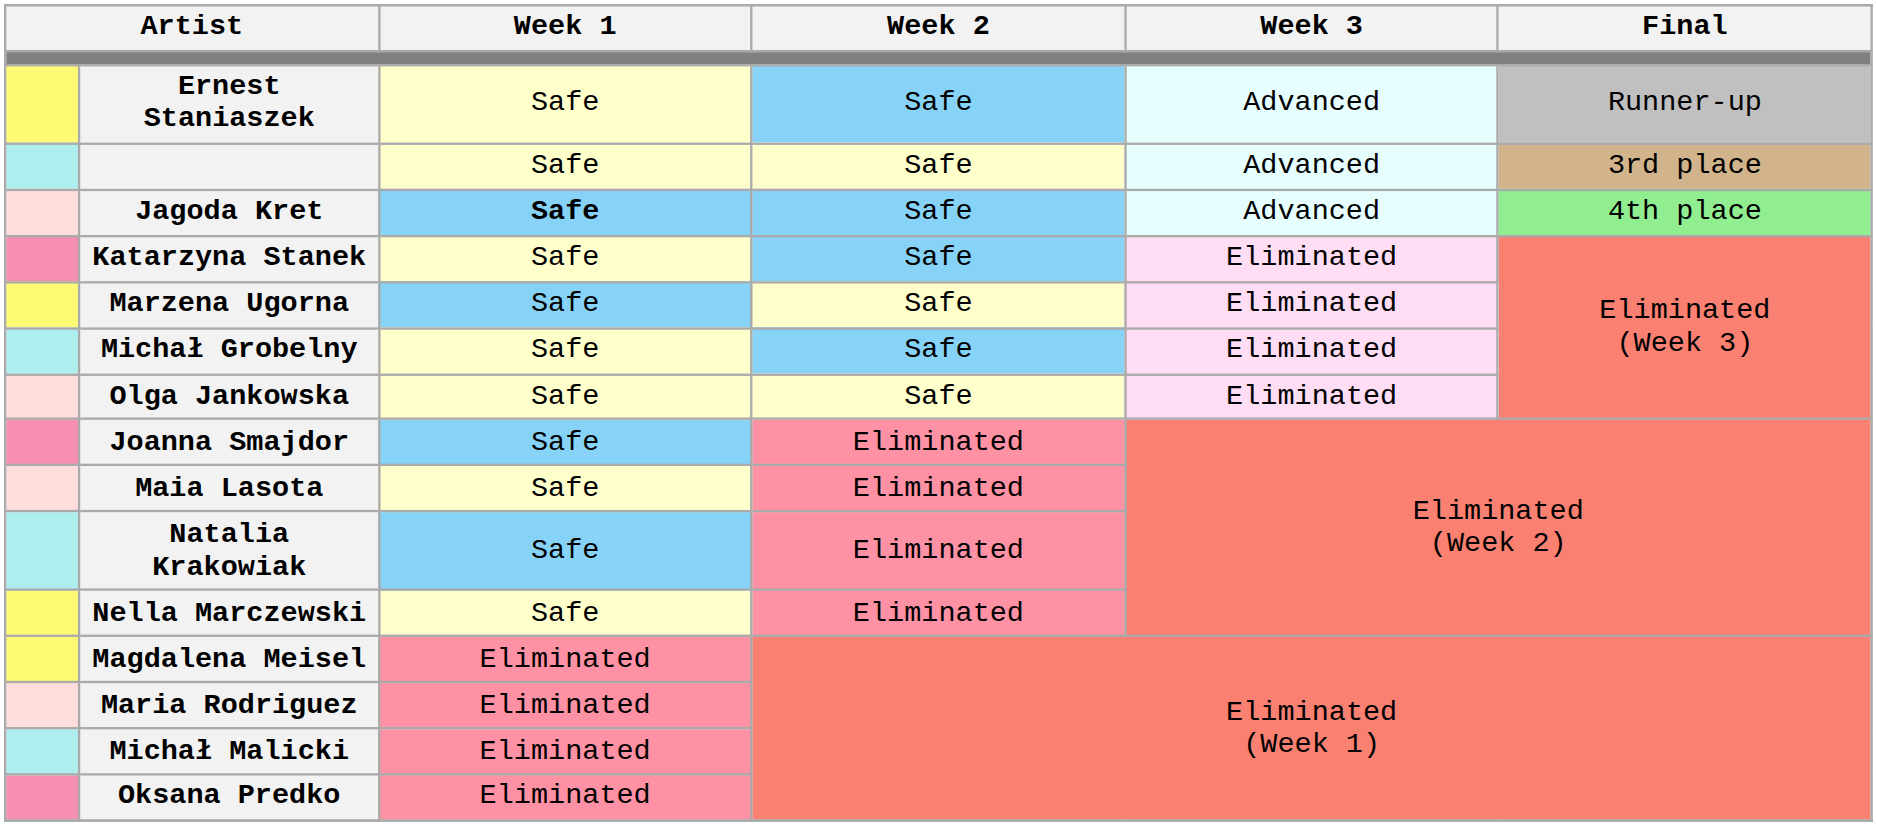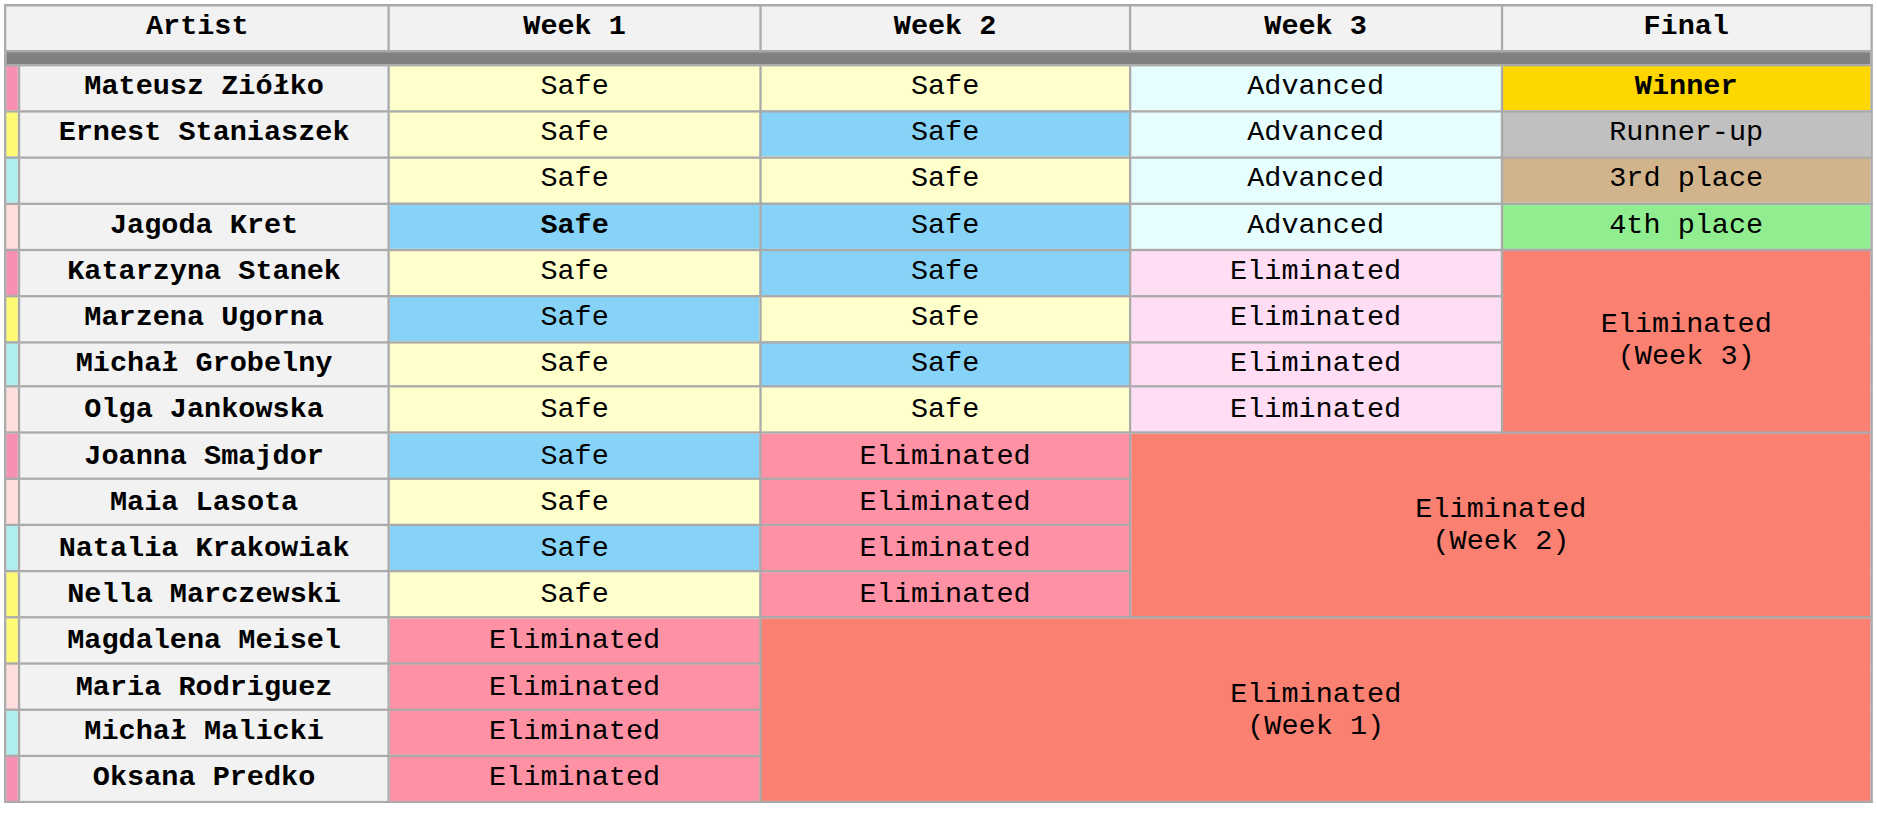+ row: (204, 88)
